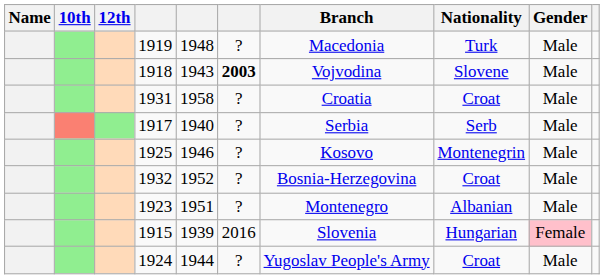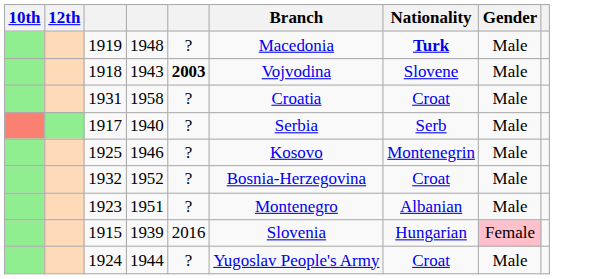- column: (30, 17)
(481, 44) normal -> (431, 44) bold
